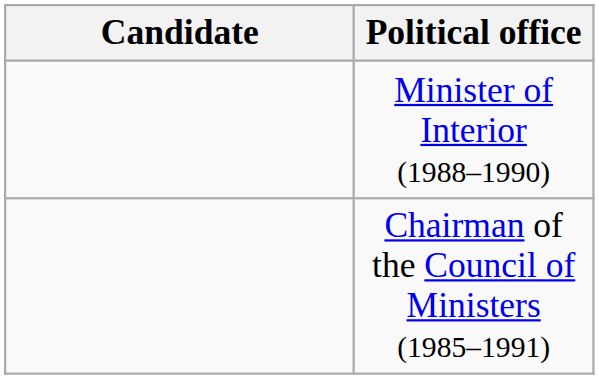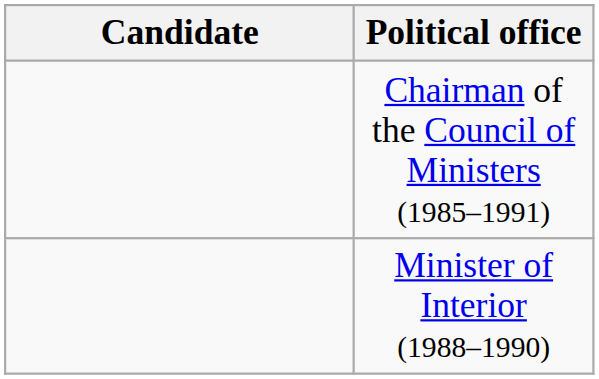rows swapped: (474, 128) <-> (474, 285)
